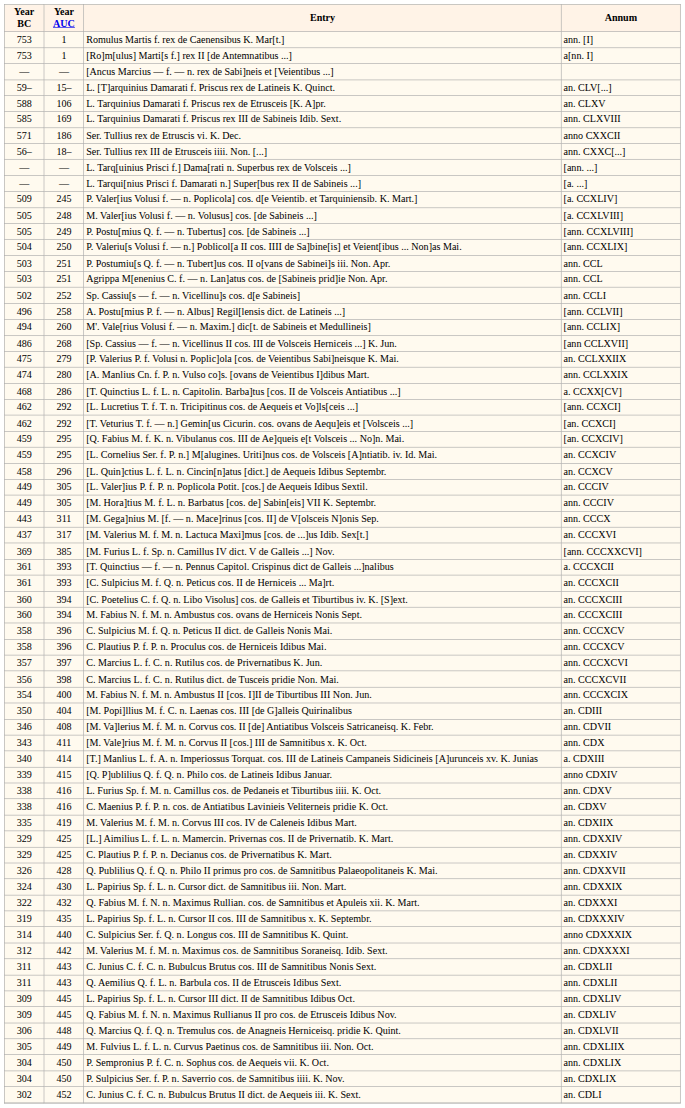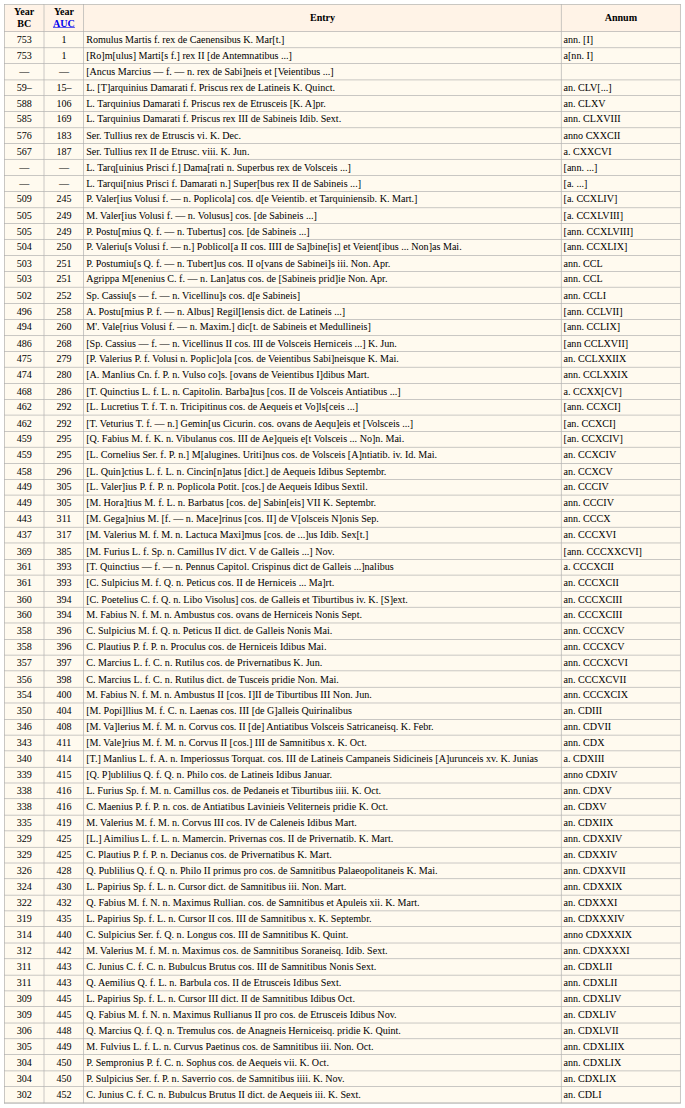(24, 135) 571 -> (24, 135) 576
(64, 135) 186 -> (64, 135) 183
+ row: (168, 151)
- row: (177, 151)
(64, 215) 248 -> (64, 215) 249
